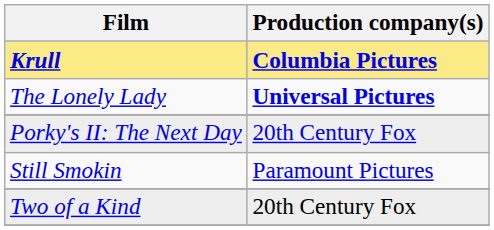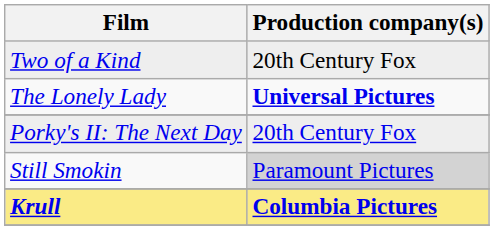rows swapped: (35, 59) <-> (75, 206)
(343, 170) no background -> (343, 170) lightgrey background
